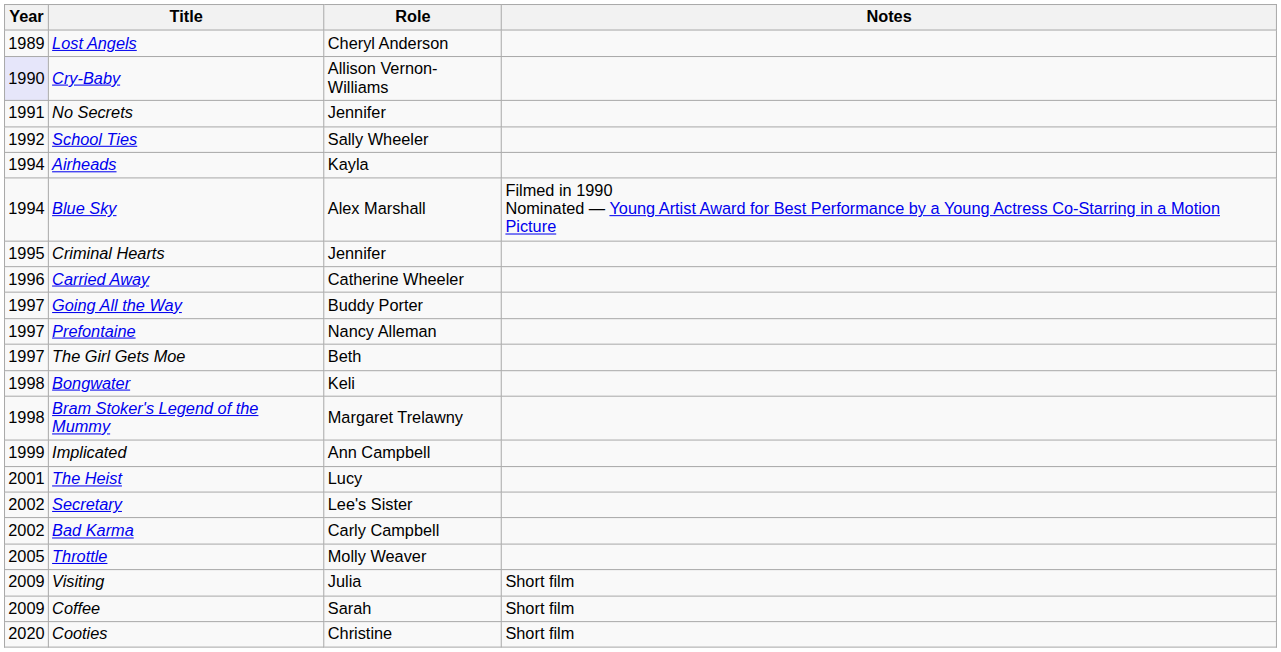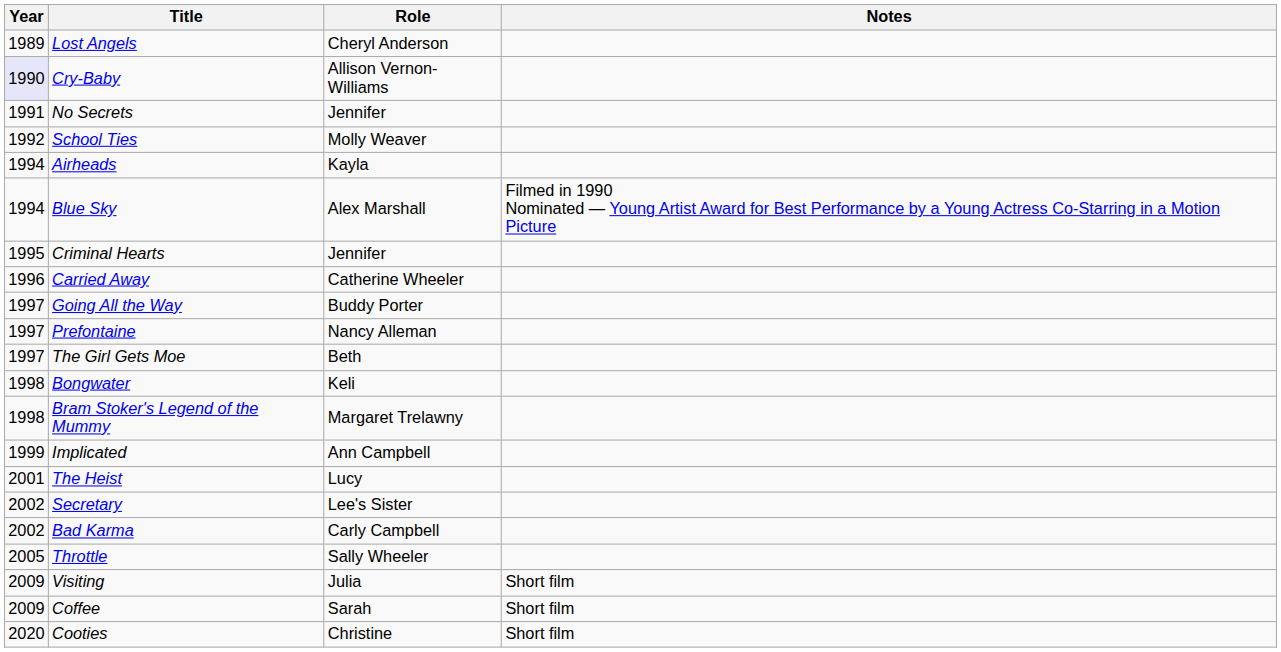(378, 139) Sally Wheeler -> (377, 139) Molly Weaver
(377, 556) Molly Weaver -> (378, 556) Sally Wheeler
